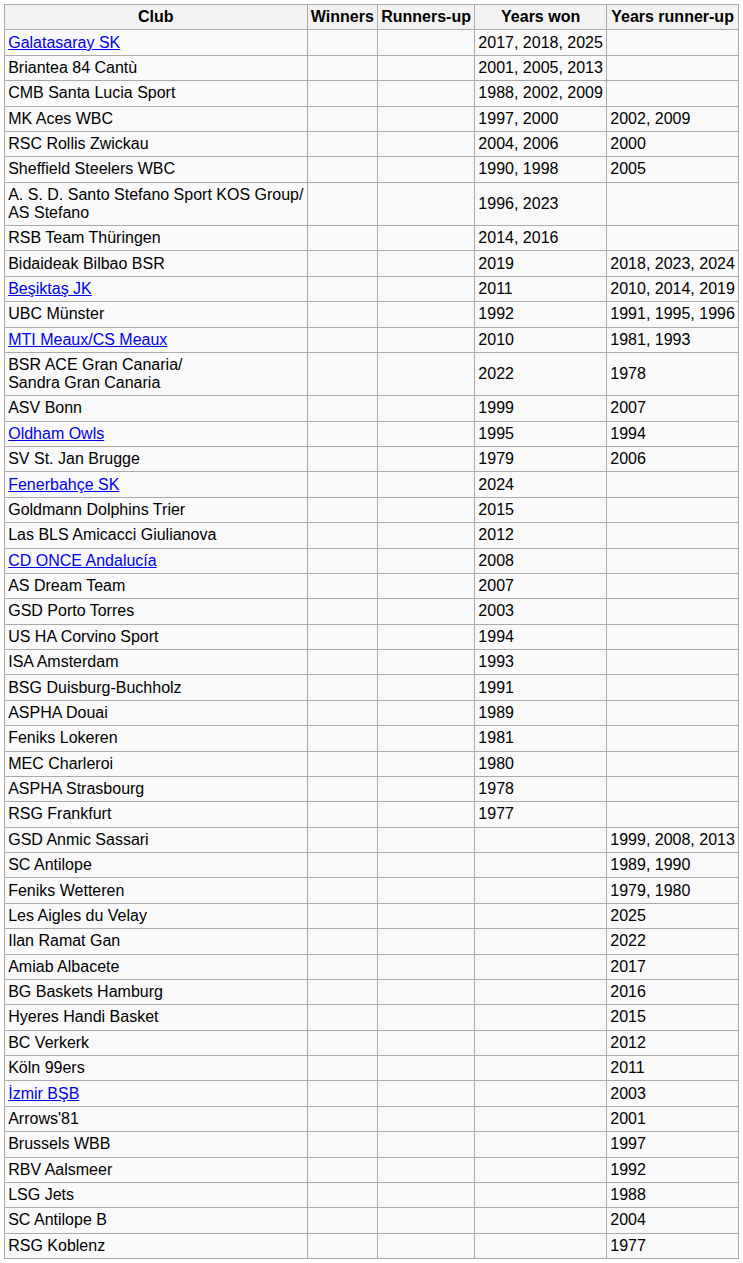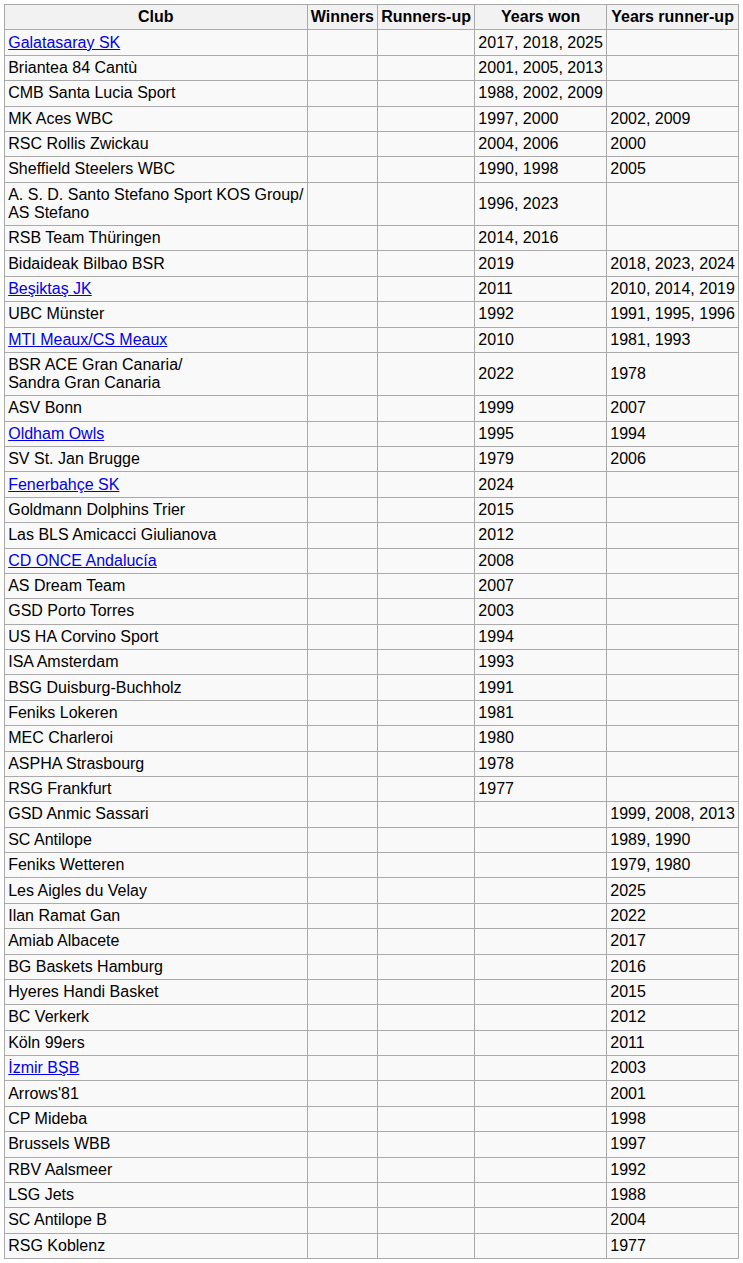- row: (58, 712)
+ row: (48, 1118)
